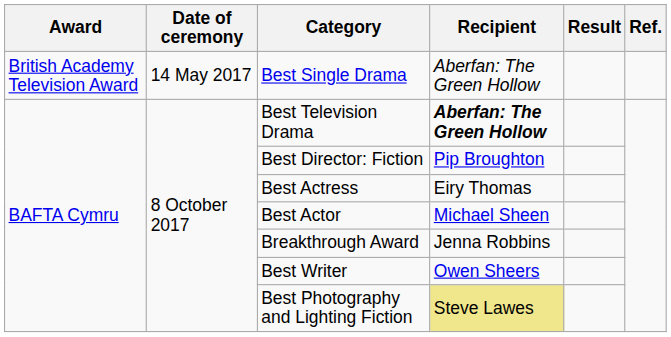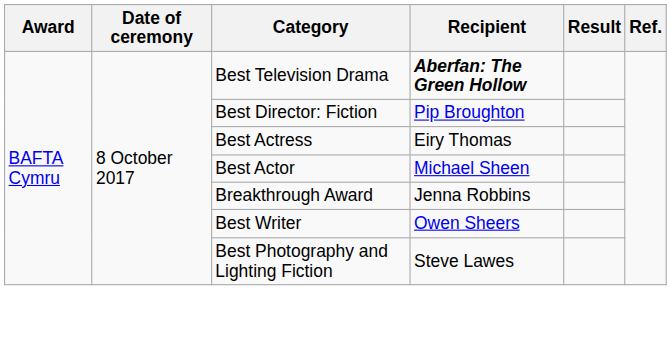- row: (334, 75)
(484, 308) khaki background -> (464, 260) no background
